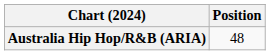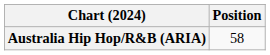(237, 38) 48 -> (237, 38) 58
